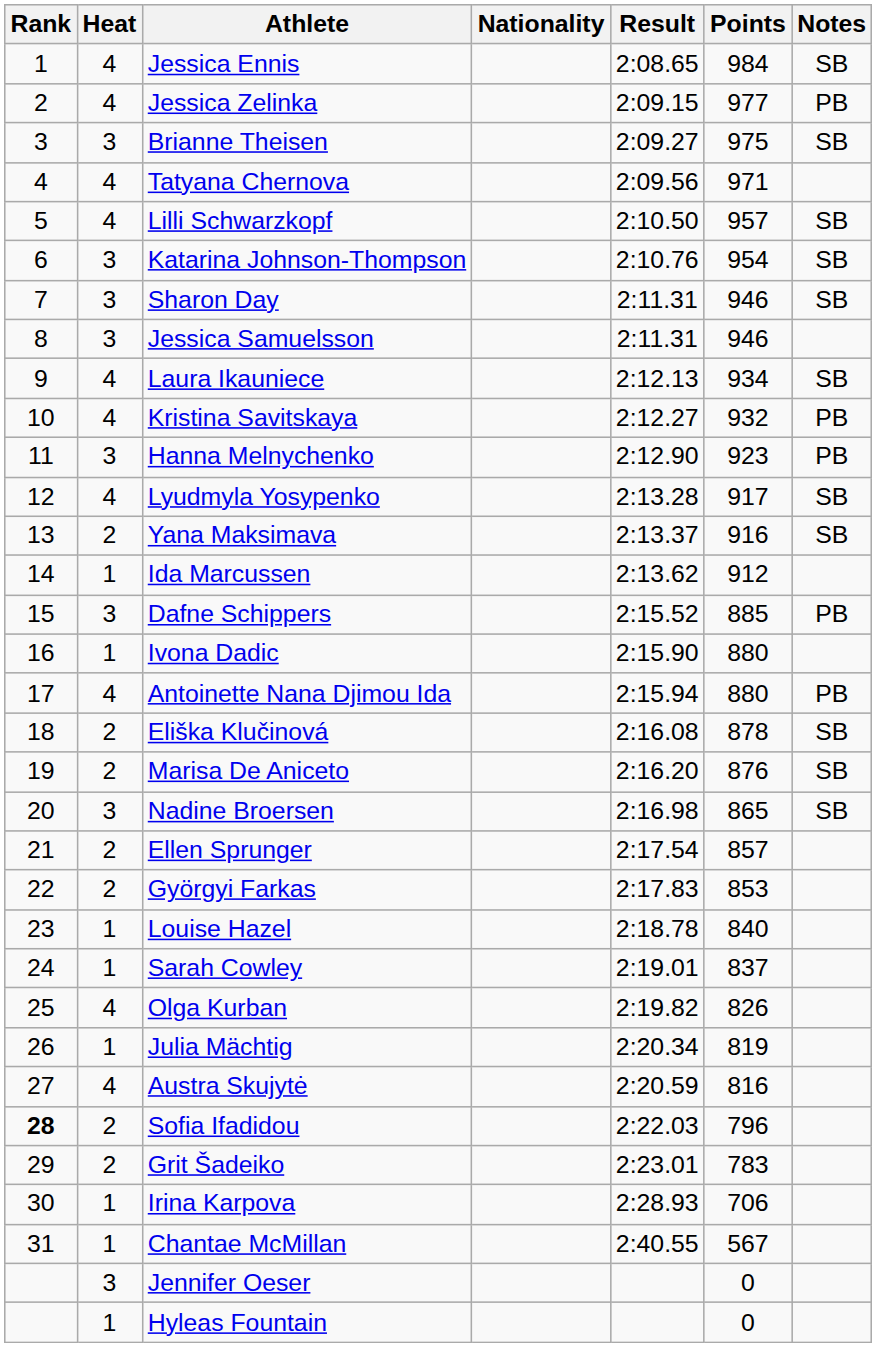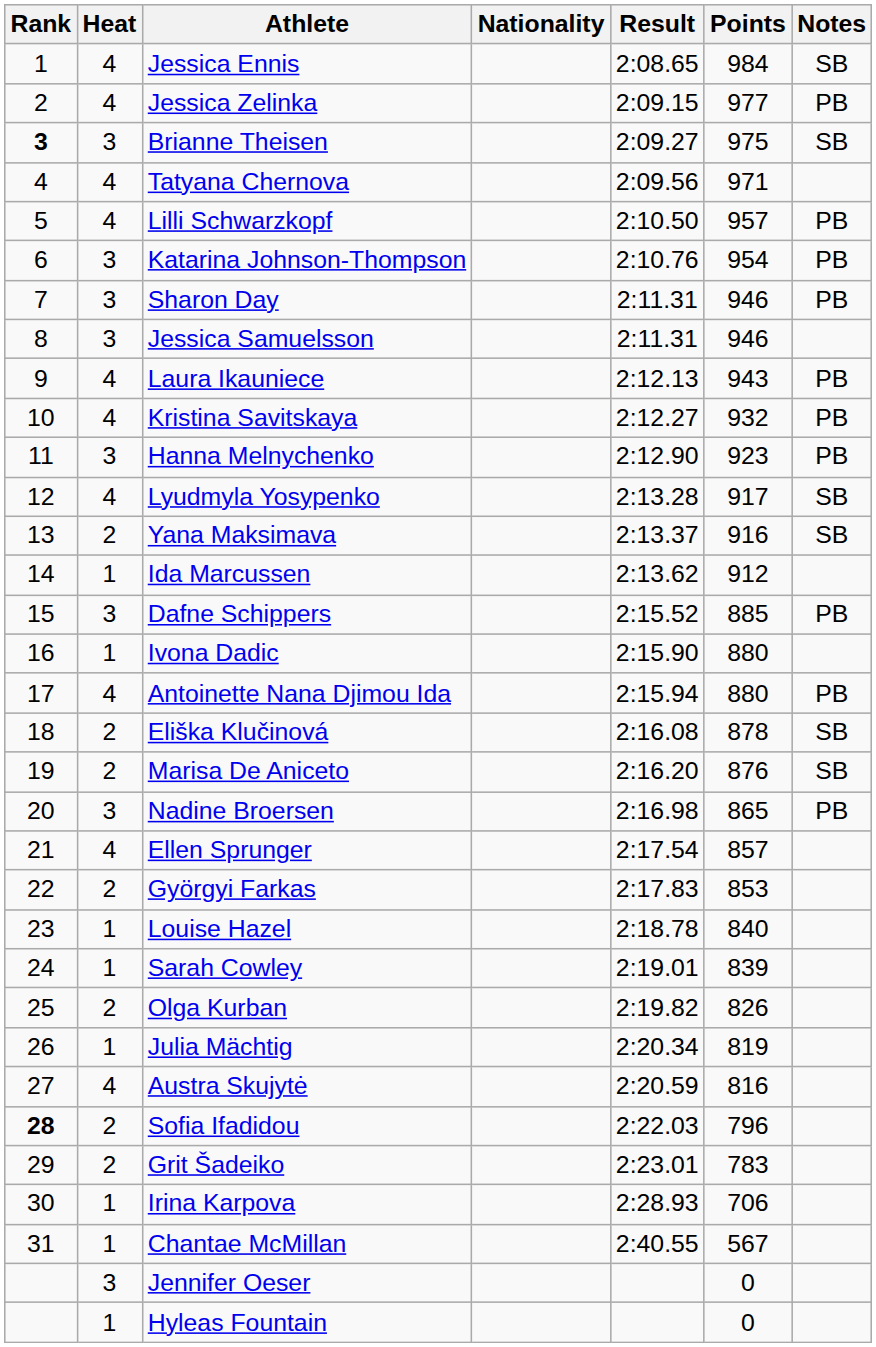(41, 142) normal -> (41, 142) bold
(832, 220) SB -> (832, 220) PB
(832, 260) SB -> (832, 260) PB
(832, 299) SB -> (832, 299) PB
(748, 378) 934 -> (748, 378) 943
(832, 378) SB -> (832, 378) PB
(832, 810) SB -> (832, 810) PB
(109, 850) 2 -> (109, 850) 4
(748, 968) 837 -> (748, 968) 839
(109, 1007) 4 -> (109, 1007) 2
